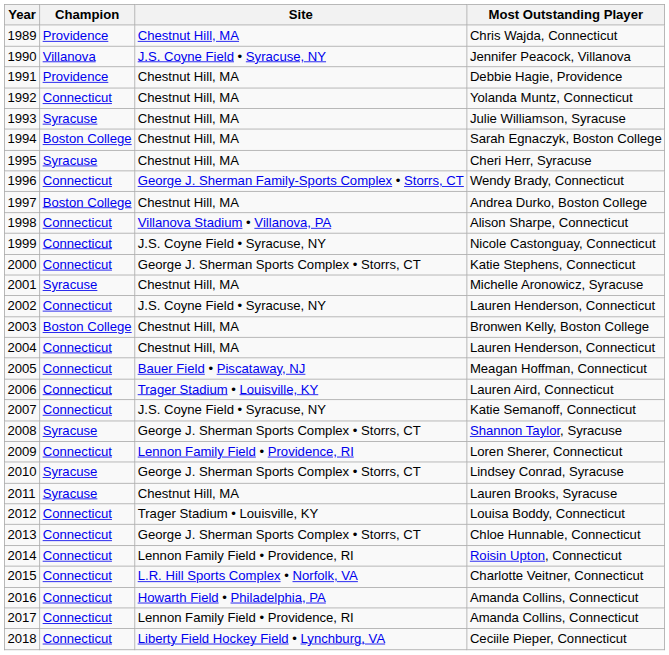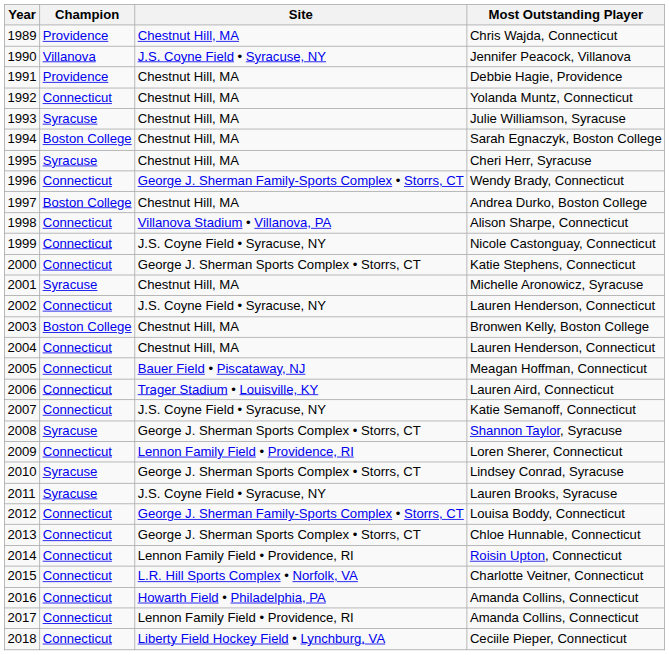(188, 493) Chestnut Hill, MA -> (232, 493) J.S. Coyne Field • Syracuse, NY
(228, 514) Trager Stadium • Louisville, KY -> (301, 514) George J. Sherman Family-Sports Complex • Storrs, CT
